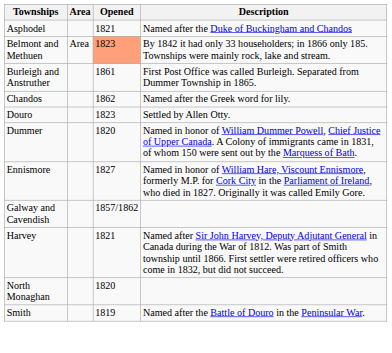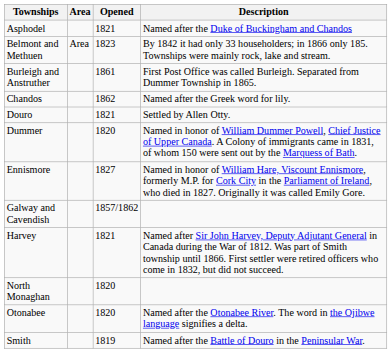(105, 44) lightsalmon background -> (105, 44) no background
(105, 115) 1823 -> (105, 115) 1821
+ row: (26, 313)
